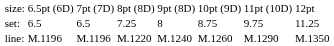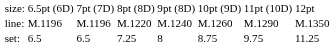rows swapped: (12, 23) <-> (14, 38)
